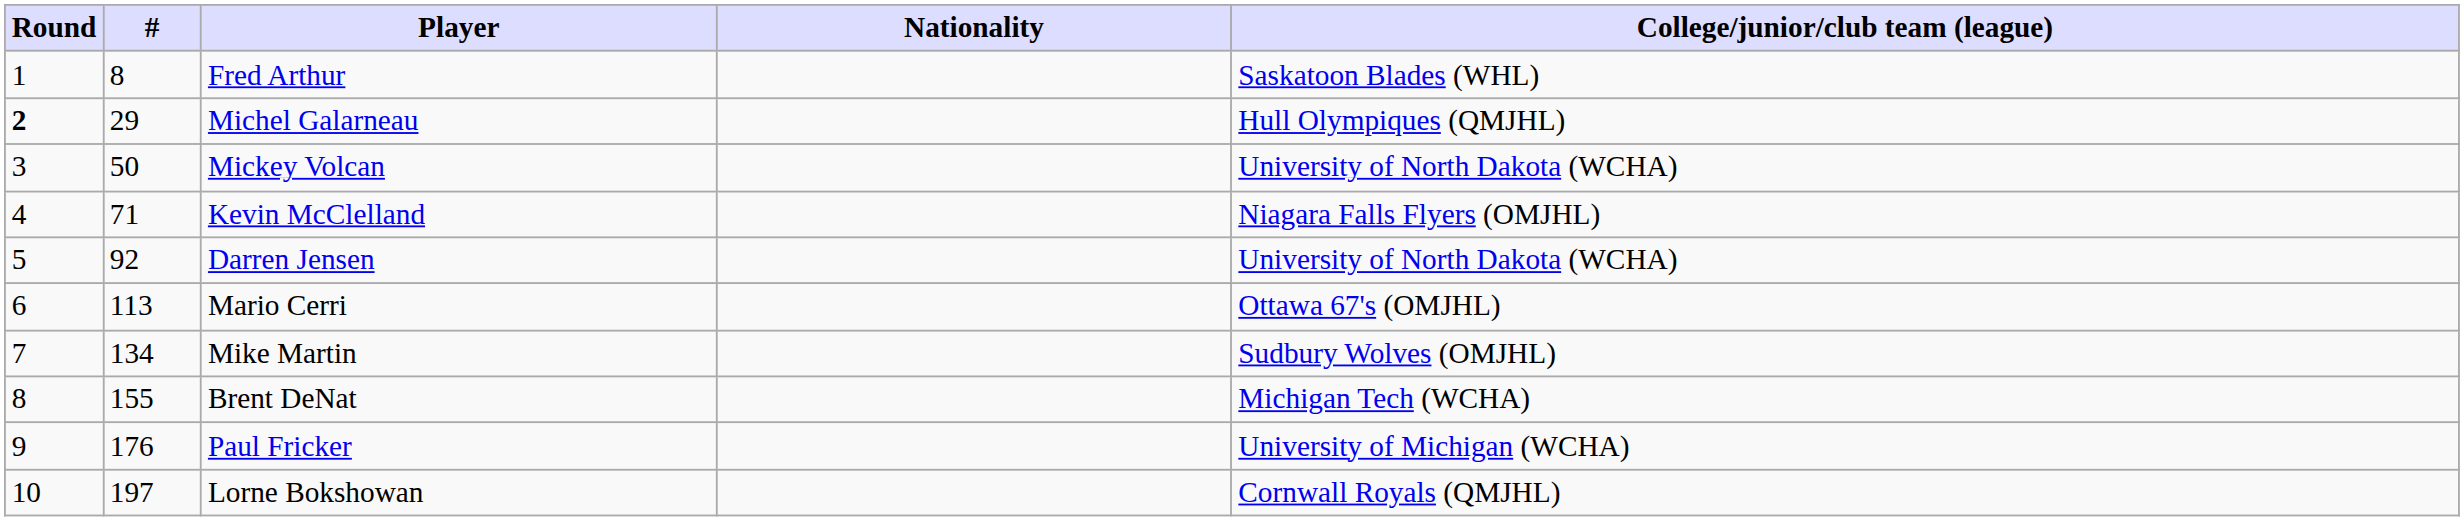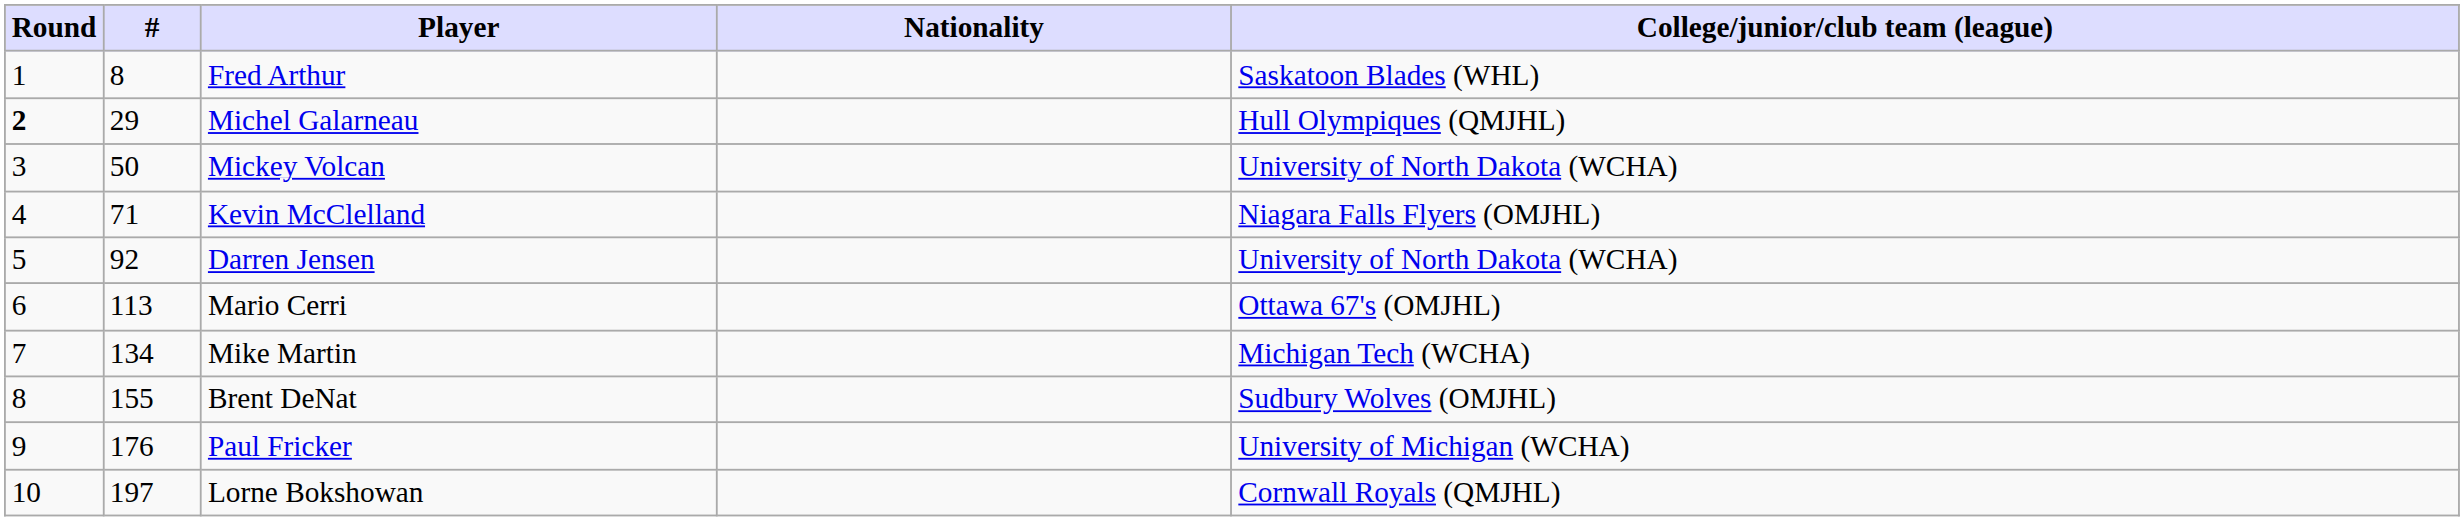(1397, 352) Sudbury Wolves (OMJHL) -> (1384, 352) Michigan Tech (WCHA)
(1384, 399) Michigan Tech (WCHA) -> (1397, 399) Sudbury Wolves (OMJHL)
